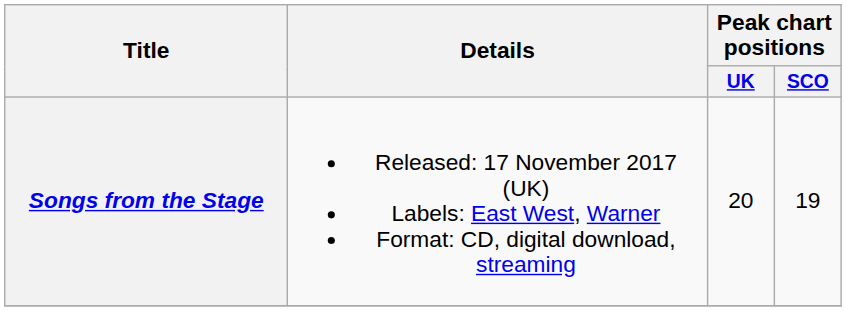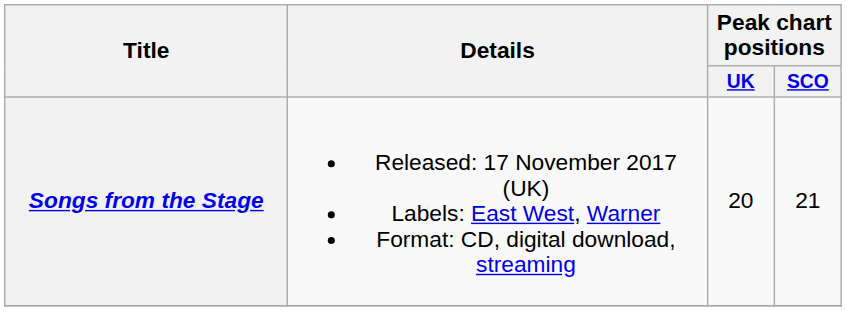(808, 201) 19 -> (808, 201) 21
